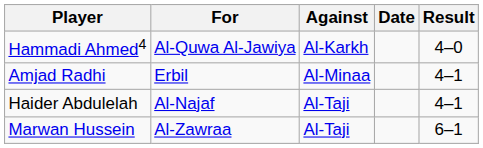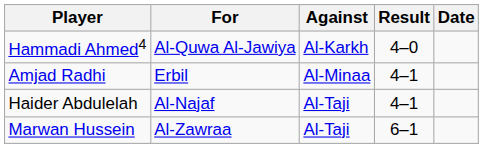columns swapped: (449, 17) <-> (397, 17)
